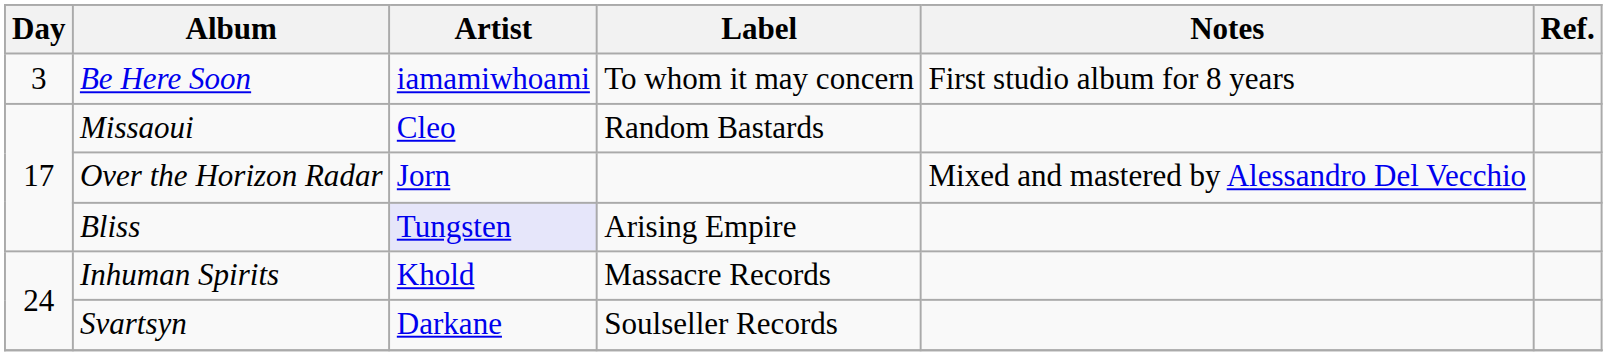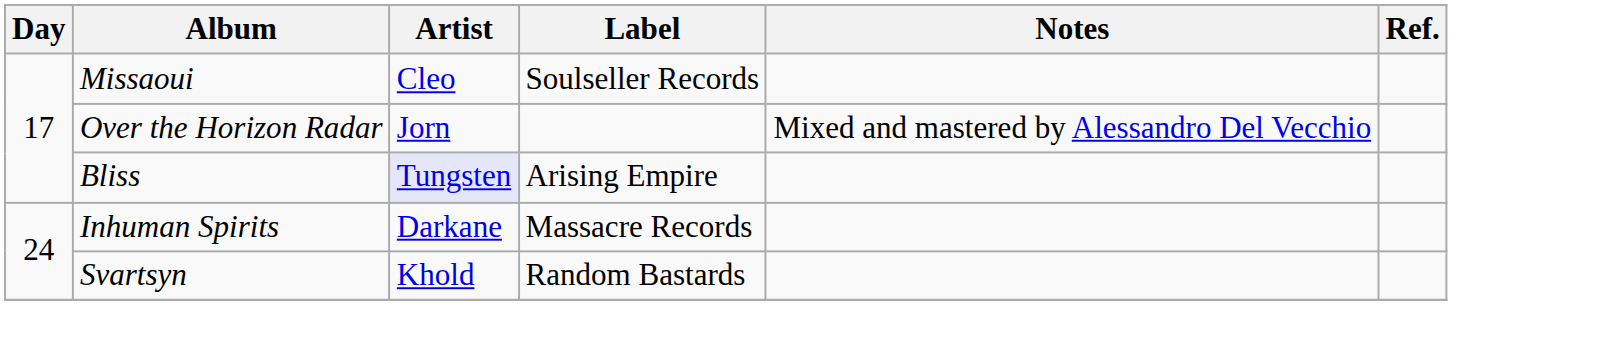- row: (166, 78)
(714, 127) Random Bastards -> (642, 78) Soulseller Records
(436, 275) Khold -> (449, 226) Darkane
(449, 324) Darkane -> (436, 275) Khold
(721, 324) Soulseller Records -> (635, 275) Random Bastards
